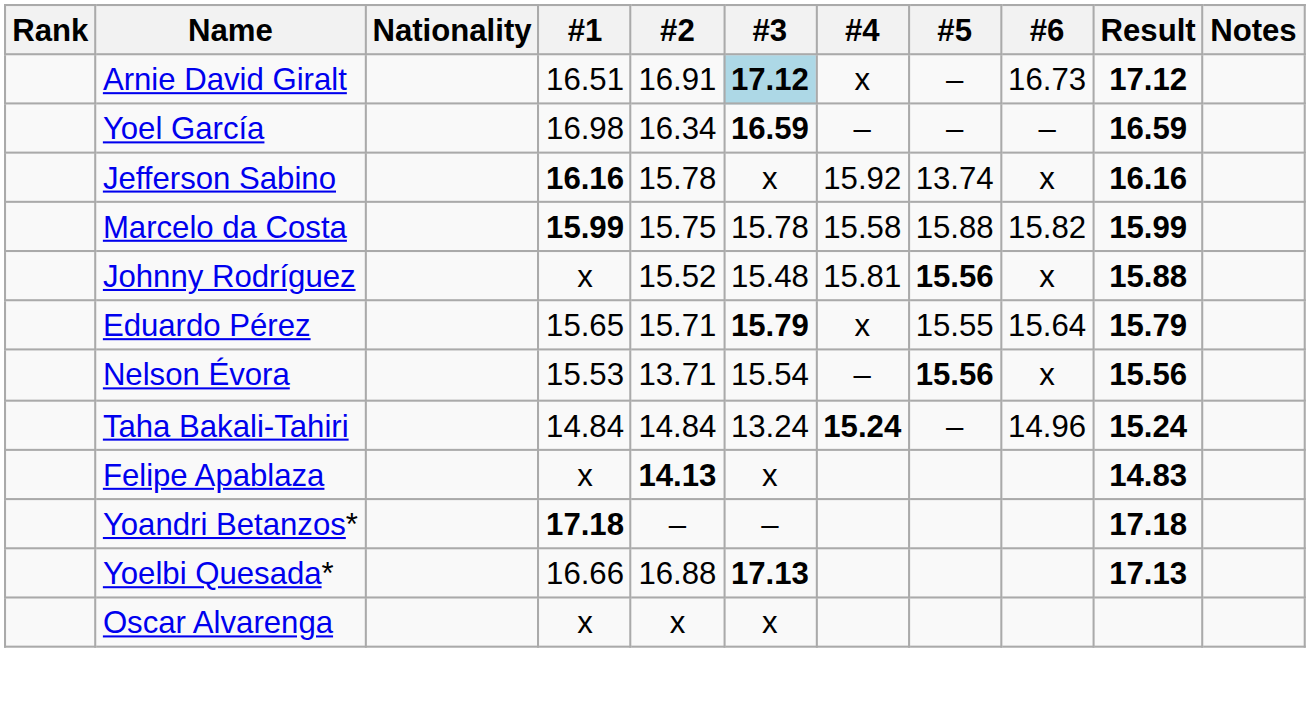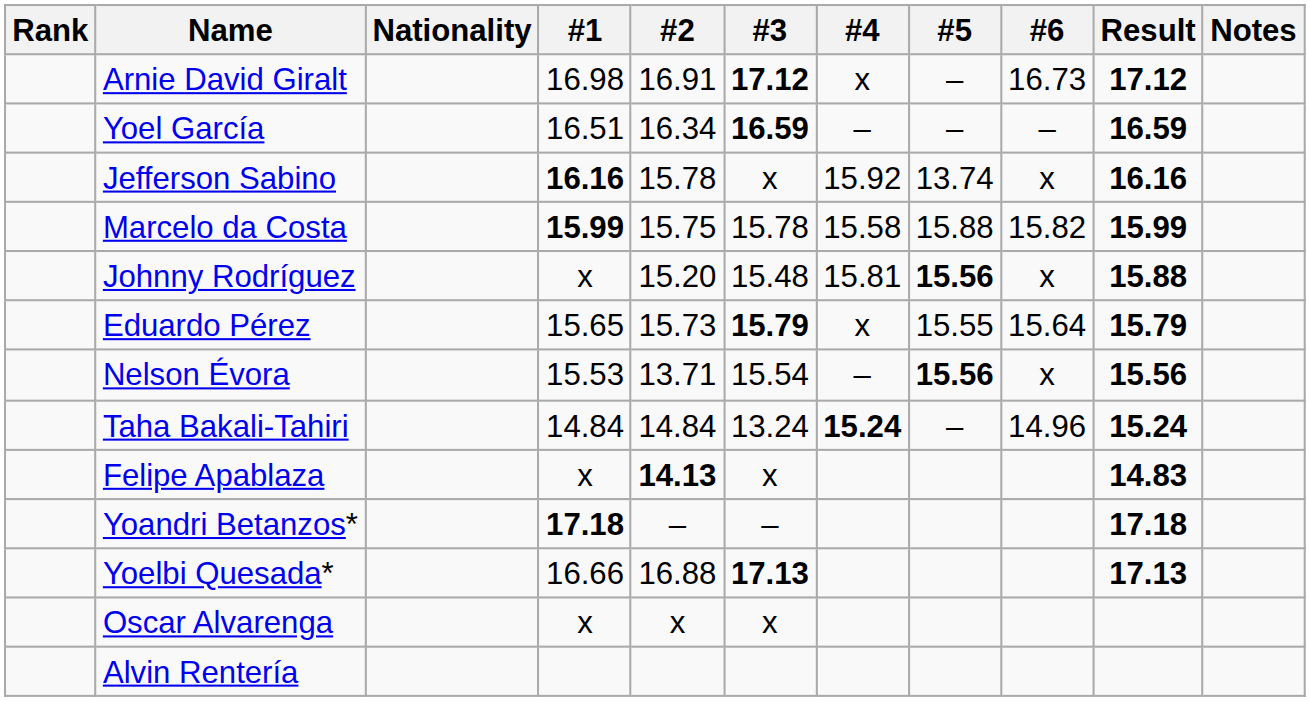(585, 79) 16.51 -> (585, 79) 16.98
(770, 79) lightblue background -> (770, 79) no background
(585, 129) 16.98 -> (585, 129) 16.51
(677, 277) 15.52 -> (677, 277) 15.20
(677, 326) 15.71 -> (677, 326) 15.73
+ row: (201, 671)
